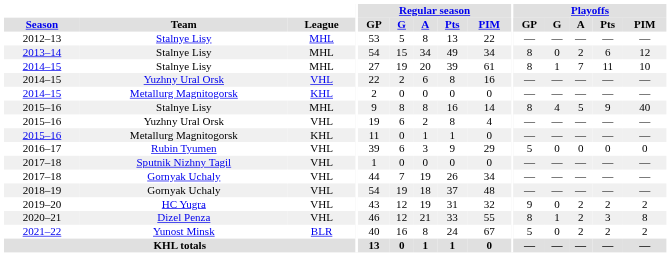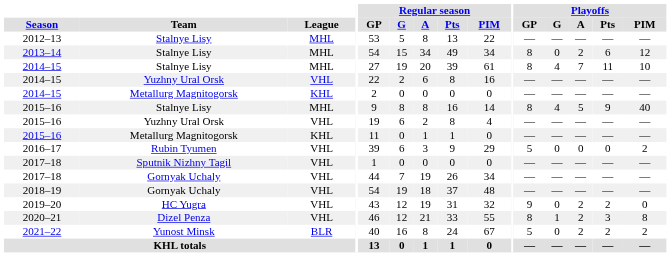(557, 66) 1 -> (557, 66) 4
(645, 149) 0 -> (645, 149) 2
(645, 204) 2 -> (645, 204) 0
